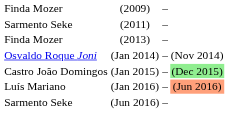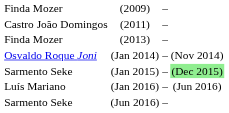(38, 24) Sarmento Seke -> (56, 24) Castro João Domingos
(56, 71) Castro João Domingos -> (38, 71) Sarmento Seke
(197, 86) lightsalmon background -> (197, 86) no background
